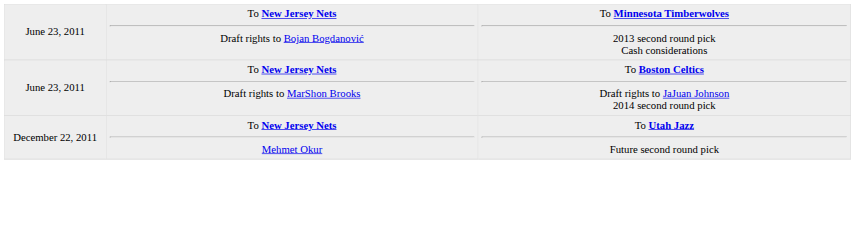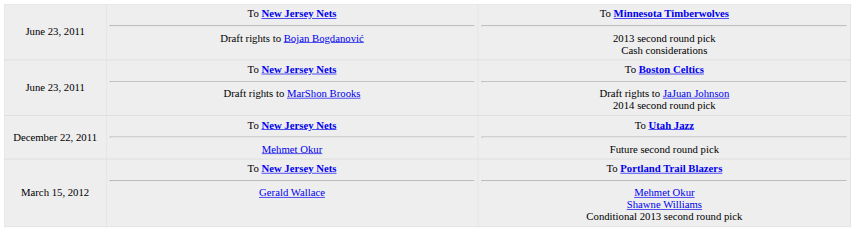+ row: (55, 193)
